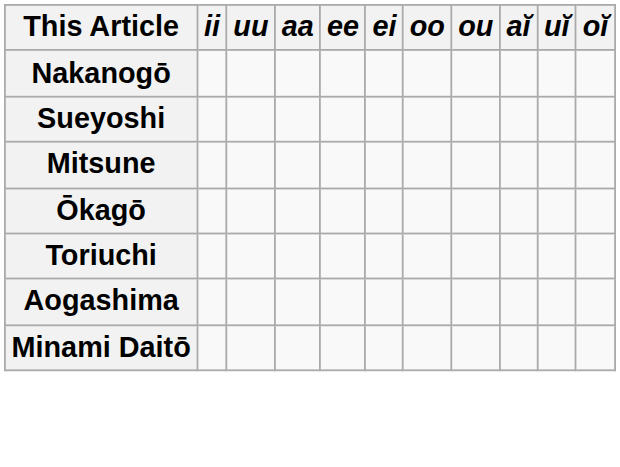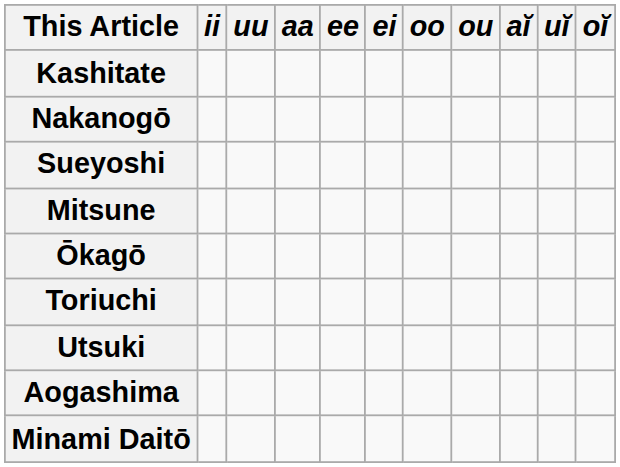+ row: (101, 73)
+ row: (101, 347)
